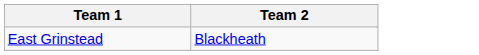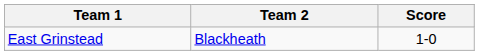+ column: (426, 15)
